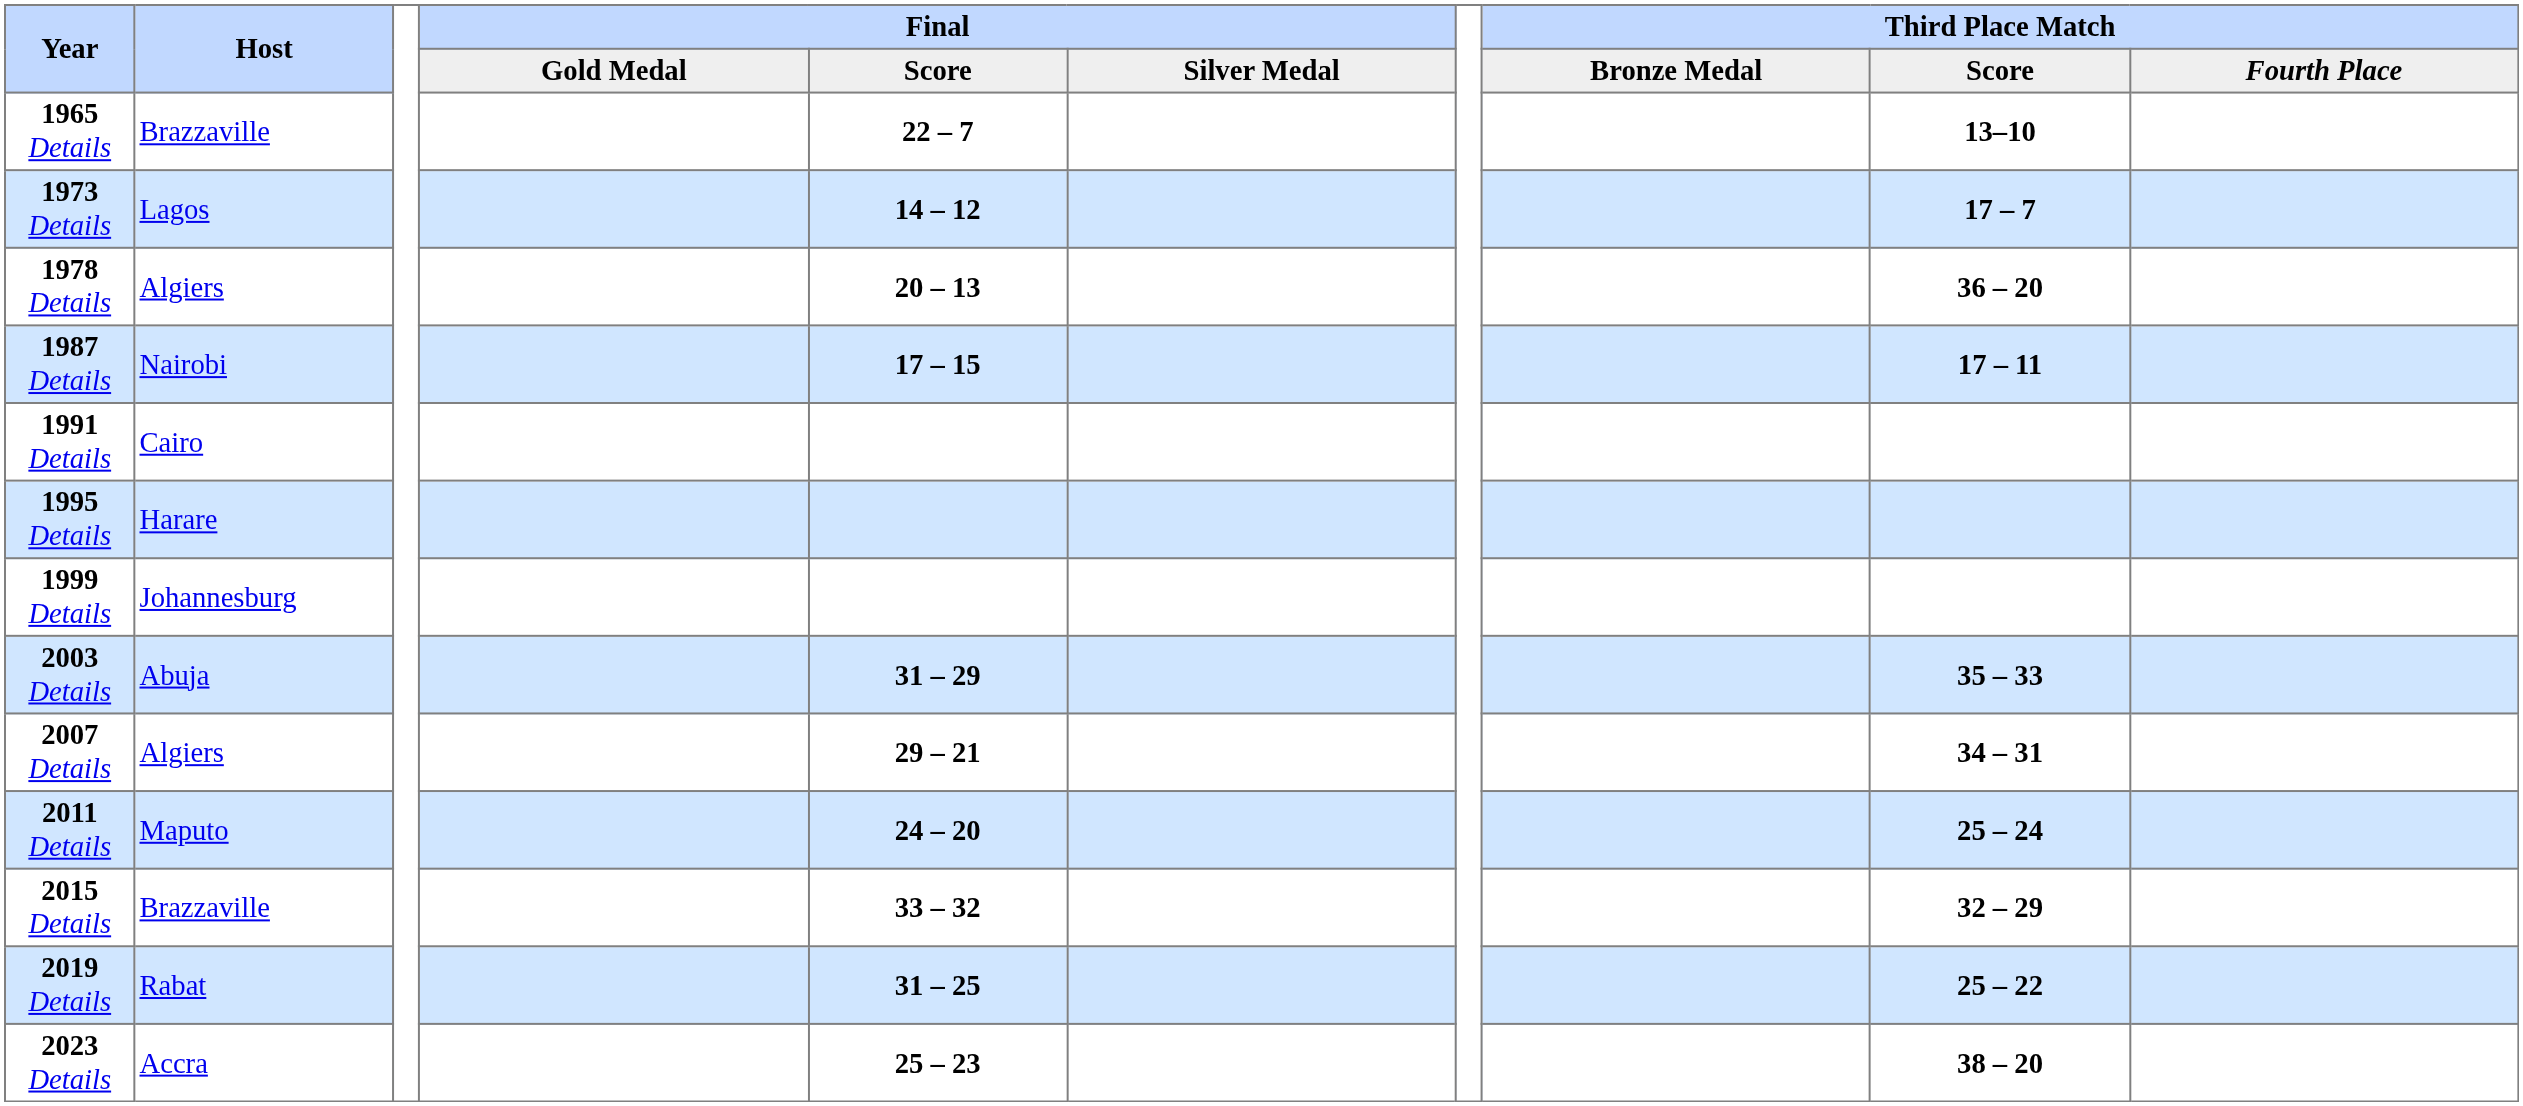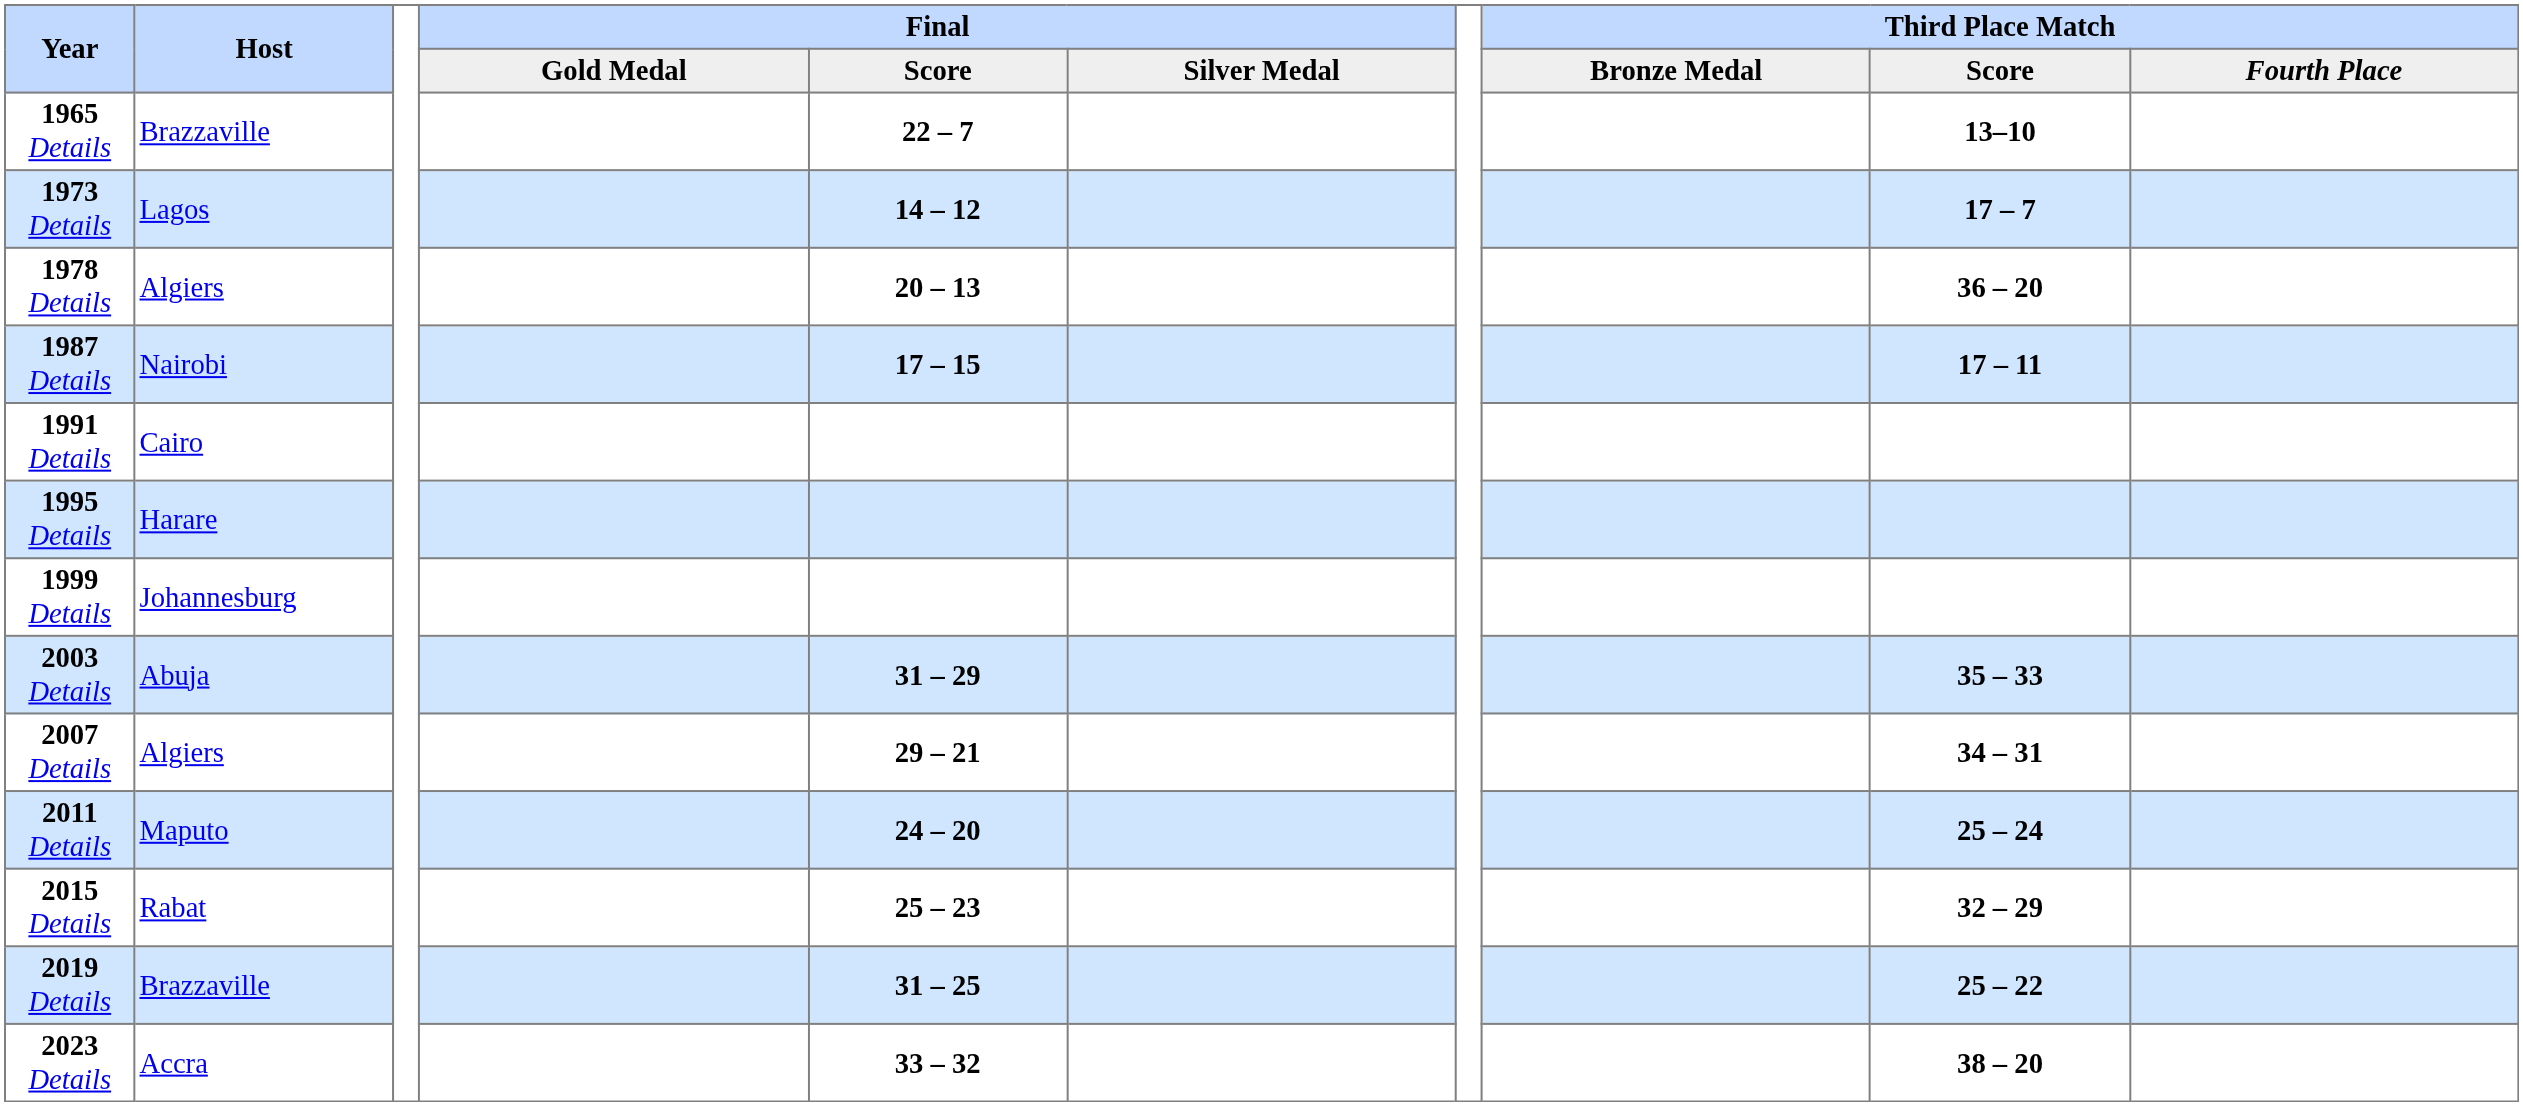(205, 906) Brazzaville -> (173, 906) Rabat
(938, 906) 33 – 32 -> (938, 906) 25 – 23
(173, 984) Rabat -> (205, 984) Brazzaville
(938, 1062) 25 – 23 -> (938, 1062) 33 – 32
